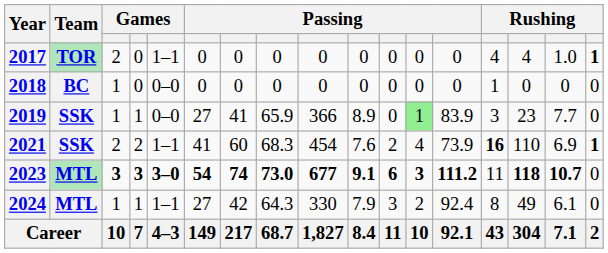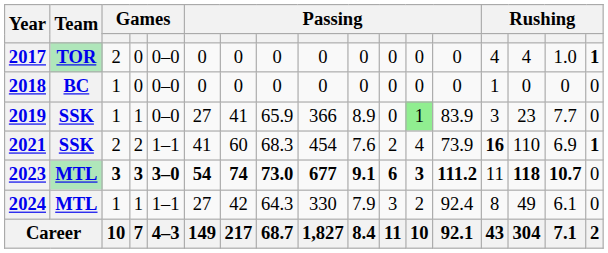(166, 57) 1–1 -> (166, 57) 0–0
